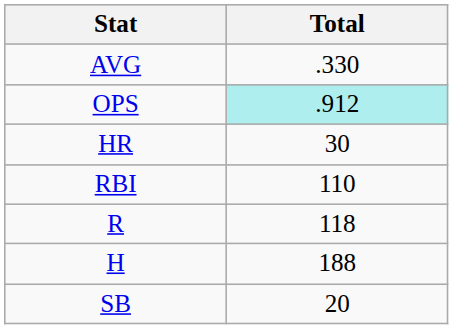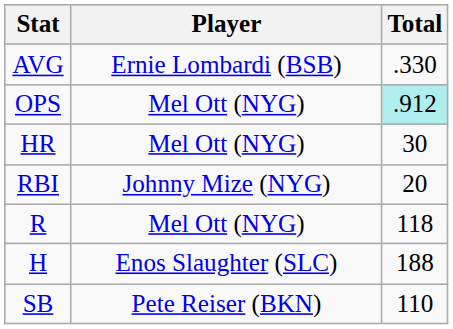+ column: (226, 24)
(337, 183) 110 -> (415, 183) 20
(337, 303) 20 -> (415, 303) 110
